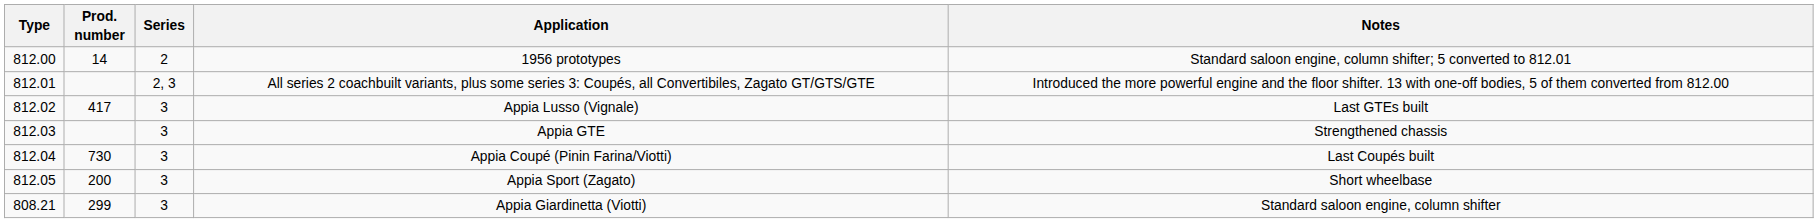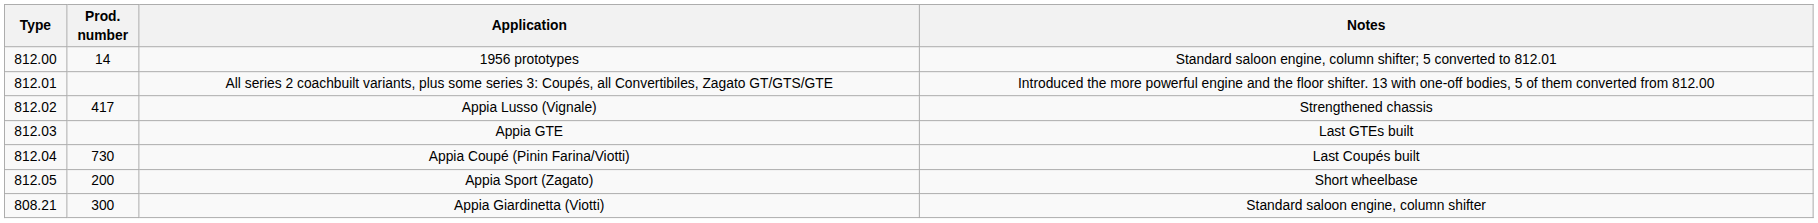- column: (164, 26)
(1381, 108) Last GTEs built -> (1366, 108) Strengthened chassis
(1381, 133) Strengthened chassis -> (1366, 133) Last GTEs built
(100, 206) 299 -> (103, 206) 300
